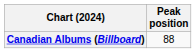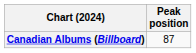(169, 39) 88 -> (169, 39) 87
